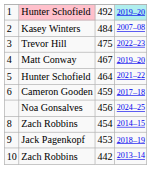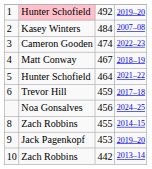(131, 12) paleturquoise background -> (131, 12) no background
(44, 44) Trevor Hill -> (57, 44) Cameron Gooden
(105, 44) 475 -> (105, 44) 474
(131, 60) 2019–20 -> (131, 60) 2018–19
(57, 92) Cameron Gooden -> (44, 92) Trevor Hill
(105, 124) 454 -> (105, 124) 455
(131, 140) 2018–19 -> (131, 140) 2019–20
